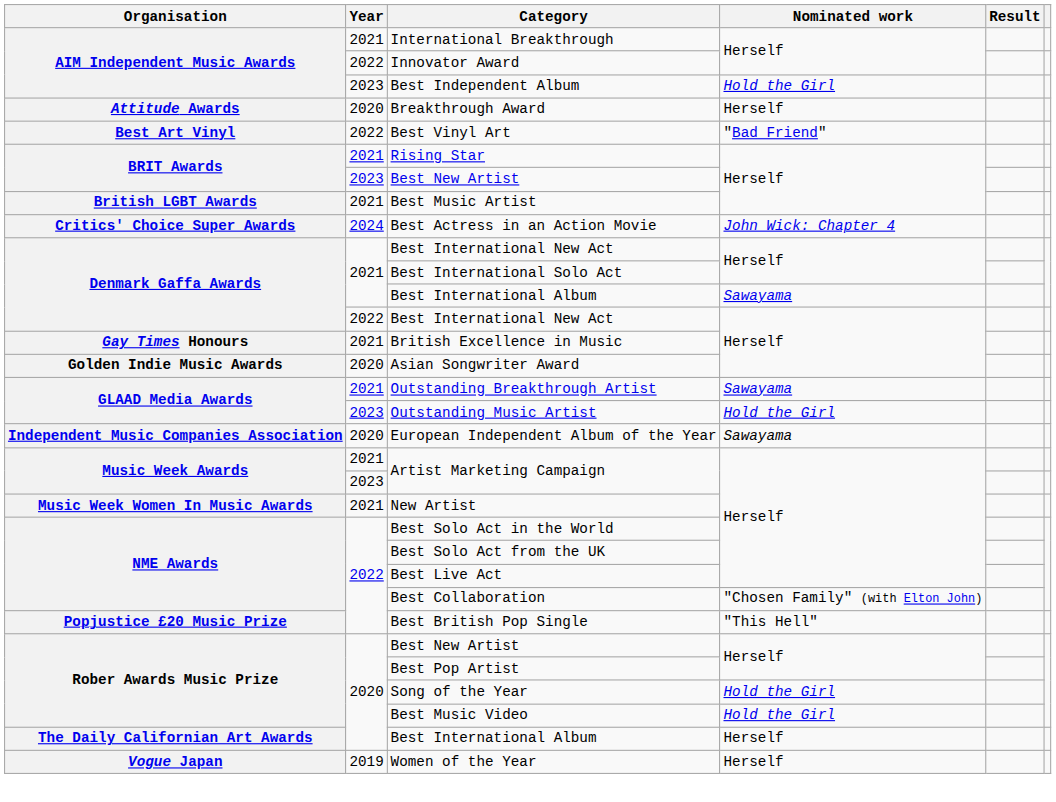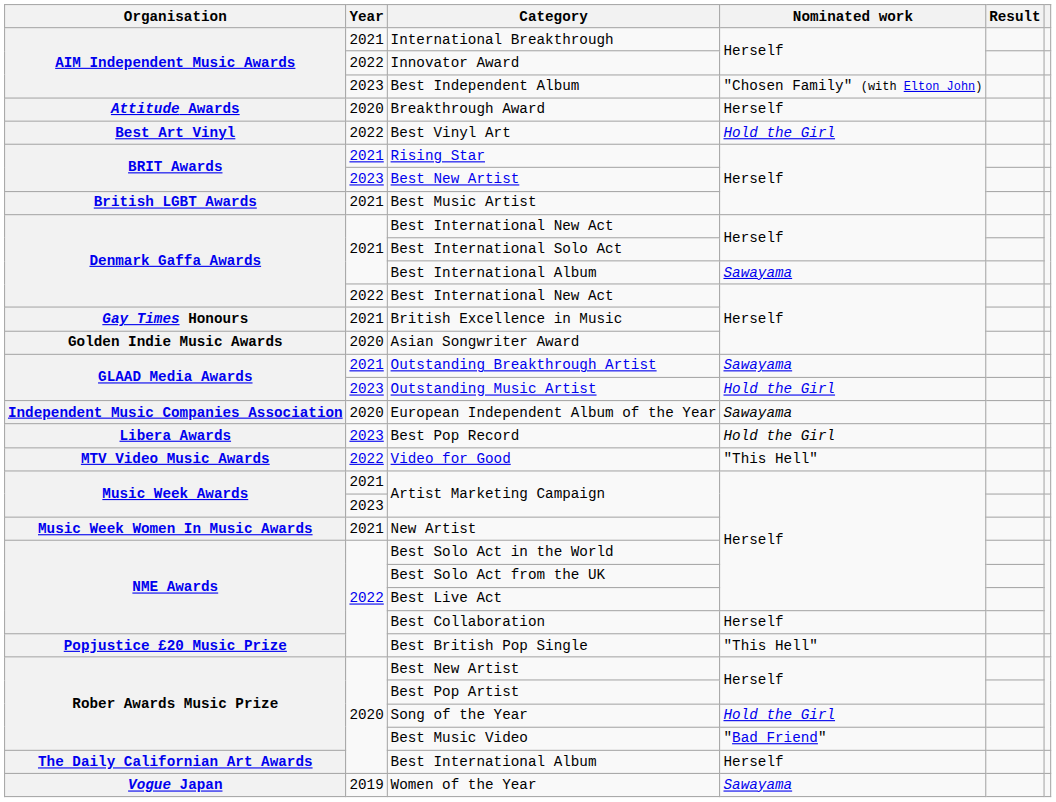(779, 86) Hold the Girl -> (853, 86) "Chosen Family" (with Elton John)
(775, 133) "Bad Friend" -> (779, 133) Hold the Girl
- row: (367, 226)
+ row: (367, 436)
+ row: (367, 459)
(853, 599) "Chosen Family" (with Elton John) -> (754, 622) Herself
(779, 715) Hold the Girl -> (775, 739) "Bad Friend"
(754, 762) Herself -> (758, 785) Sawayama
